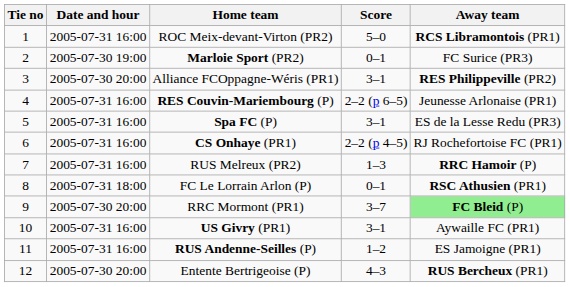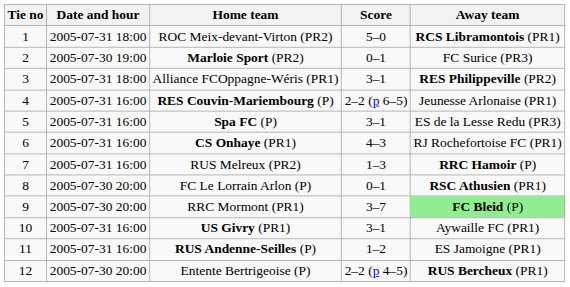(98, 36) 2005-07-31 16:00 -> (98, 36) 2005-07-31 18:00
(98, 79) 2005-07-30 20:00 -> (98, 79) 2005-07-31 18:00
(376, 143) 2–2 (p 4–5) -> (376, 143) 4–3
(98, 185) 2005-07-31 18:00 -> (98, 185) 2005-07-30 20:00
(376, 270) 4–3 -> (376, 270) 2–2 (p 4–5)
